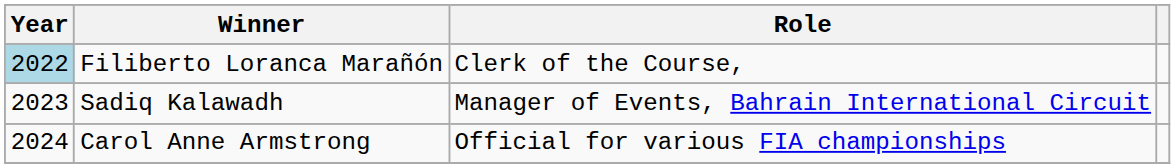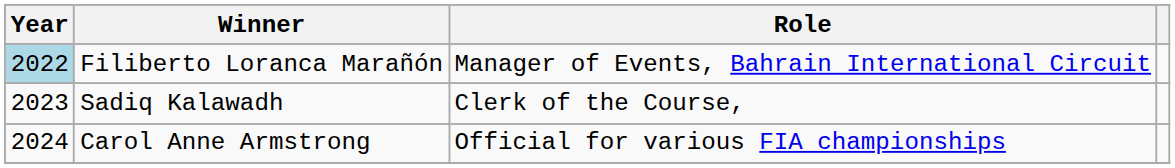(600, 64) Clerk of the Course, -> (803, 64) Manager of Events, Bahrain International Circuit
(803, 103) Manager of Events, Bahrain International Circuit -> (600, 103) Clerk of the Course,
